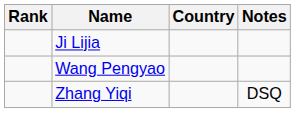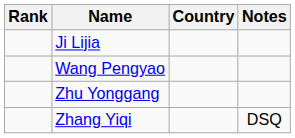+ row: (107, 94)
